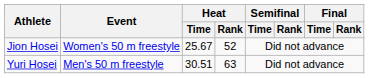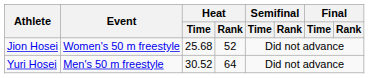(199, 47) 25.67 -> (199, 47) 25.68
(199, 64) 30.51 -> (199, 64) 30.52
(230, 64) 63 -> (230, 64) 64
